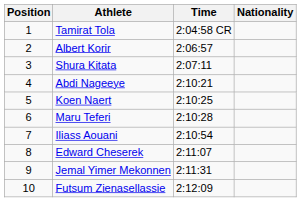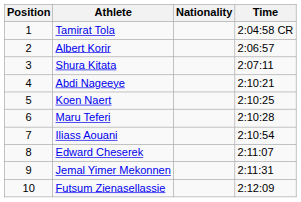columns swapped: (265, 13) <-> (204, 13)
